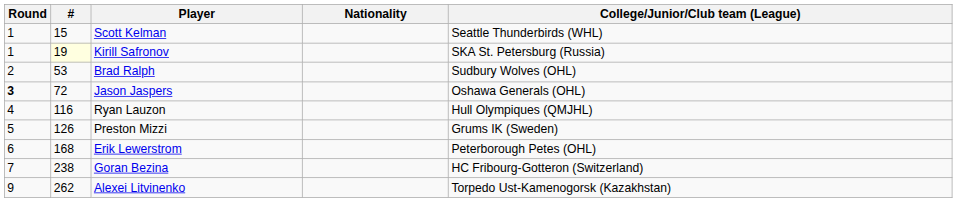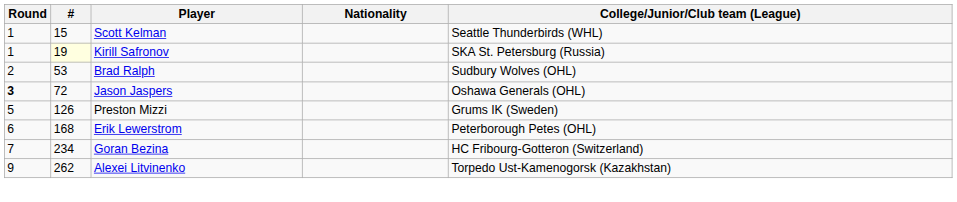- row: (130, 110)
(64, 168) 238 -> (64, 149) 234
